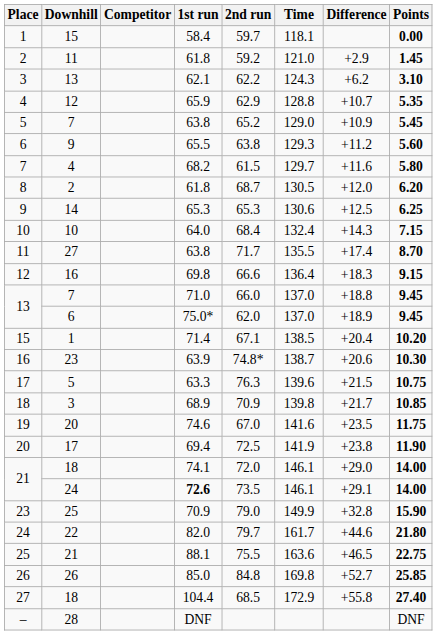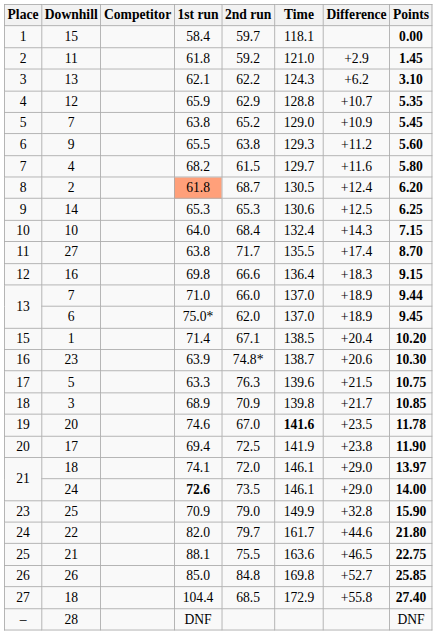(198, 187) no background -> (198, 187) lightsalmon background
(357, 187) +12.0 -> (357, 187) +12.4
(357, 295) +18.8 -> (357, 295) +18.9
(411, 295) 9.45 -> (411, 295) 9.44
(299, 425) normal -> (299, 425) bold
(411, 425) 11.75 -> (411, 425) 11.78
(411, 468) 14.00 -> (411, 468) 13.97
(357, 489) +29.1 -> (357, 489) +29.0
